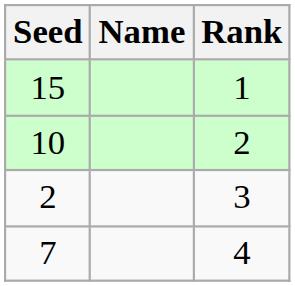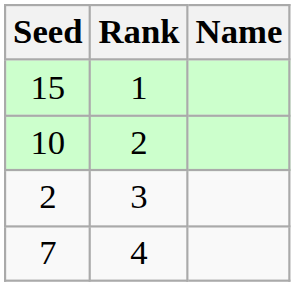columns swapped: (142, 32) <-> (242, 32)
